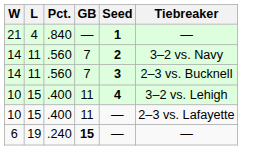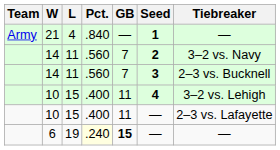+ column: (23, 14)
(59, 134) no background -> (97, 134) lightyellow background
